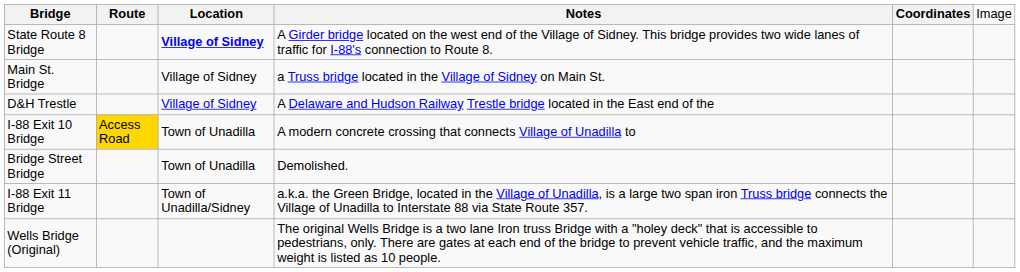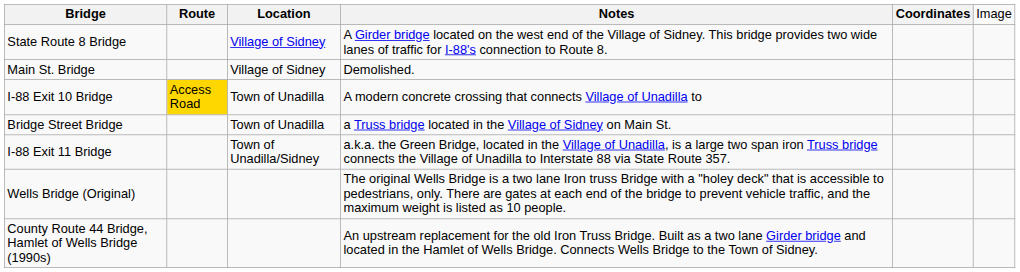(212, 42) bold -> (278, 42) normal
(441, 76) a Truss bridge located in the Village of Sidney on Main St. -> (379, 69) Demolished.
- row: (42, 104)
(313, 166) Demolished. -> (507, 124) a Truss bridge located in the Village of Sidney on Main St.
+ row: (77, 243)
